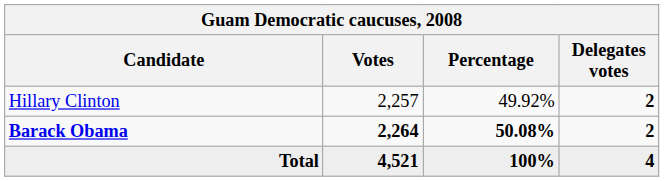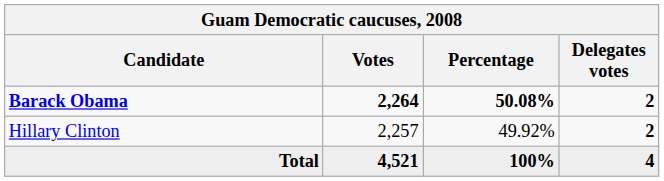rows swapped: (68, 131) <-> (64, 101)
